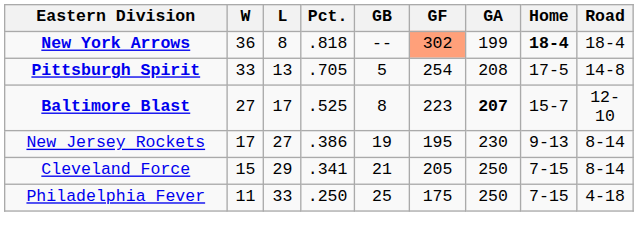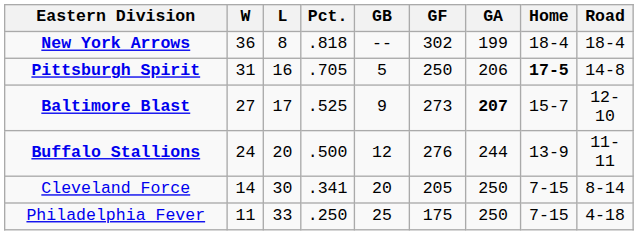(438, 45) lightsalmon background -> (438, 45) no background
(549, 45) bold -> (549, 45) normal
(245, 72) 33 -> (245, 72) 31
(282, 72) 13 -> (282, 72) 16
(438, 72) 254 -> (438, 72) 250
(493, 72) 208 -> (493, 72) 206
(549, 72) normal -> (549, 72) bold
(382, 108) 8 -> (382, 108) 9
(438, 108) 223 -> (438, 108) 273
+ row: (116, 153)
- row: (116, 144)
(245, 171) 15 -> (245, 189) 14
(282, 171) 29 -> (282, 189) 30
(382, 171) 21 -> (382, 189) 20
